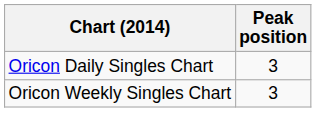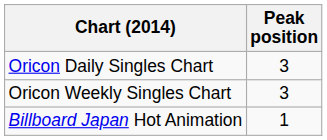+ row: (125, 120)
